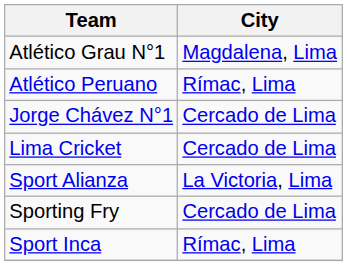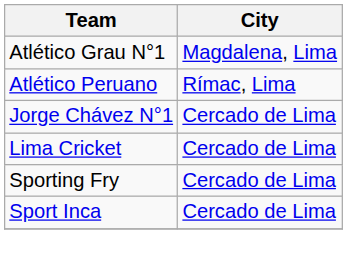- row: (69, 180)
(239, 244) Rímac, Lima -> (259, 212) Cercado de Lima
